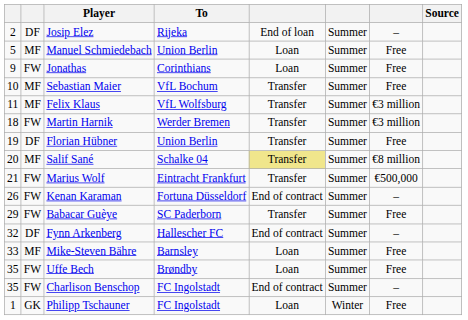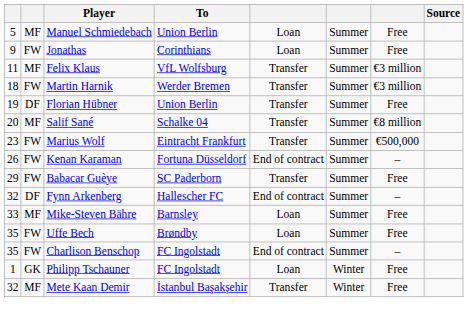- row: (70, 31)
- row: (84, 86)
(287, 159) khaki background -> (288, 123) no background
(13, 178) 21 -> (13, 141) 23
+ row: (88, 287)
